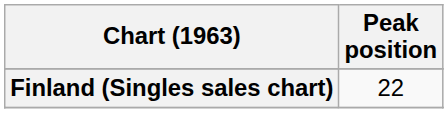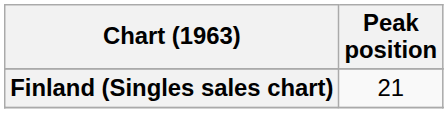(391, 88) 22 -> (391, 88) 21
